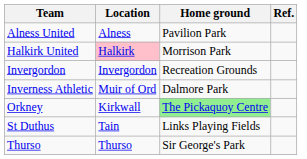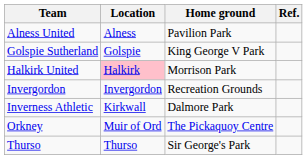+ row: (53, 51)
(127, 88) Muir of Ord -> (125, 107) Kirkwall
(119, 107) Kirkwall -> (133, 126) Muir of Ord
(215, 107) lightgreen background -> (220, 126) no background
- row: (31, 126)
